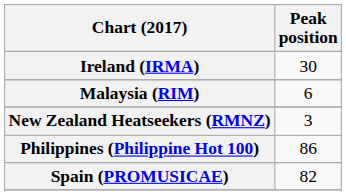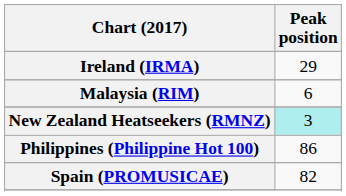(308, 65) 30 -> (308, 65) 29
(308, 120) no background -> (308, 120) paleturquoise background
